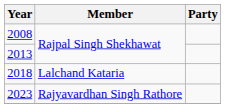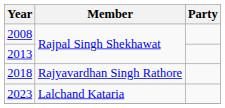(81, 73) Lalchand Kataria -> (110, 73) Rajyavardhan Singh Rathore
(110, 93) Rajyavardhan Singh Rathore -> (81, 93) Lalchand Kataria
